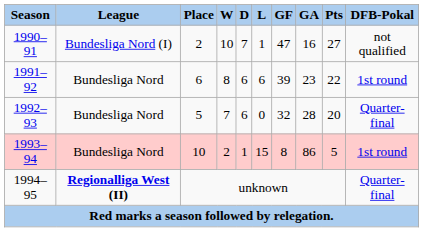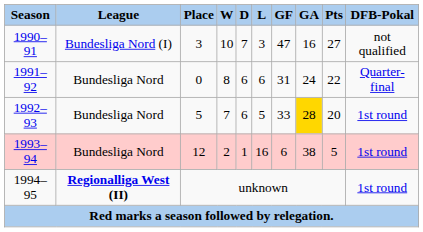(199, 43) 2 -> (199, 43) 3
(262, 43) 1 -> (262, 43) 3
(199, 79) 6 -> (199, 79) 0
(284, 79) 39 -> (284, 79) 31
(309, 79) 23 -> (309, 79) 24
(382, 79) 1st round -> (382, 79) Quarter-final
(262, 115) 0 -> (262, 115) 5
(284, 115) 32 -> (284, 115) 33
(309, 115) no background -> (309, 115) gold background
(382, 115) Quarter-final -> (382, 115) 1st round
(199, 151) 10 -> (199, 151) 12
(262, 151) 15 -> (262, 151) 16
(284, 151) 8 -> (284, 151) 6
(309, 151) 86 -> (309, 151) 38
(382, 187) Quarter-final -> (382, 187) 1st round
